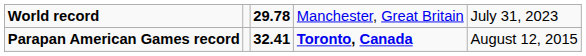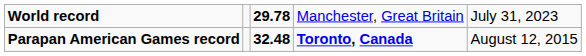(272, 39) 32.41 -> (272, 39) 32.48
